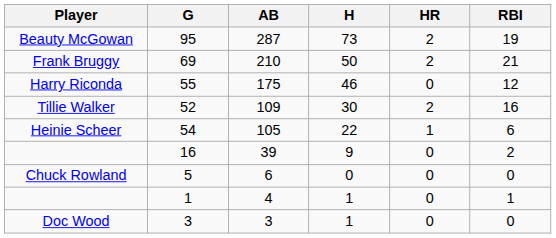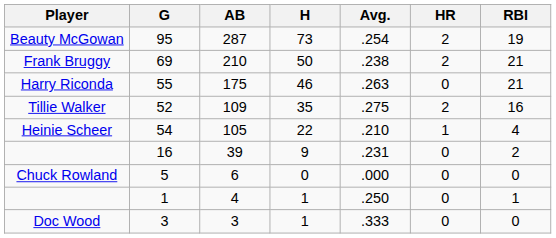+ column: (375, 15)
(510, 84) 12 -> (516, 84) 21
(349, 107) 30 -> (305, 107) 35
(510, 130) 6 -> (516, 130) 4
